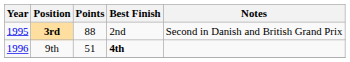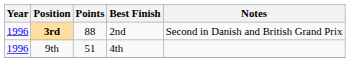(18, 31) 1995 -> (18, 31) 1996
(117, 49) bold -> (116, 49) normal
